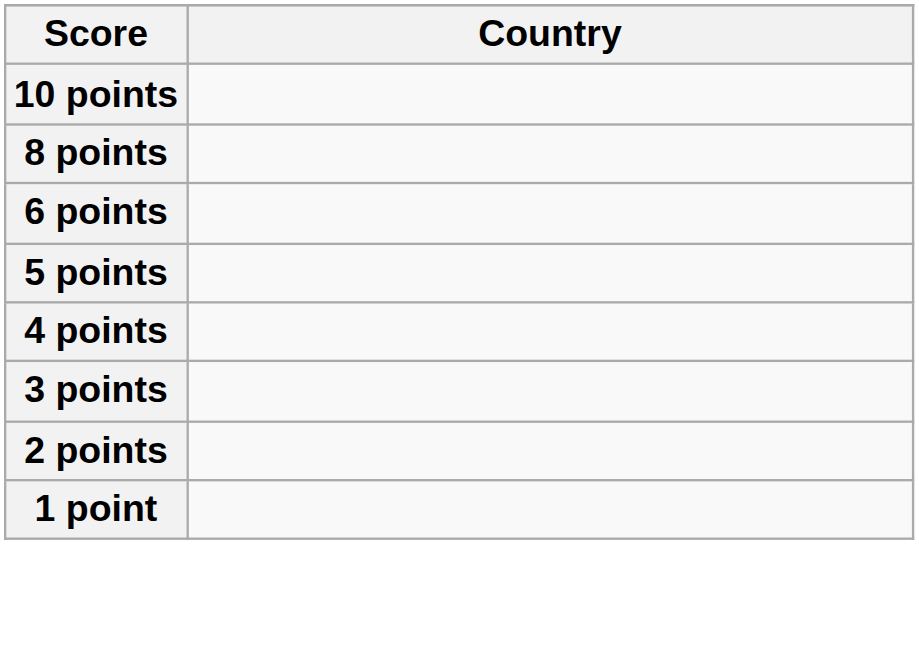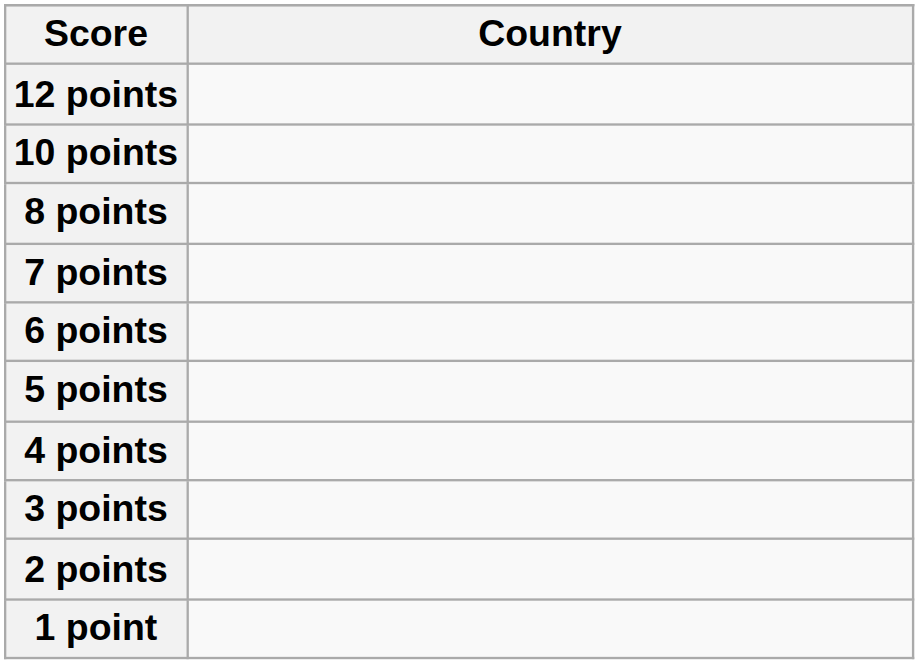+ row: (96, 93)
+ row: (96, 271)
